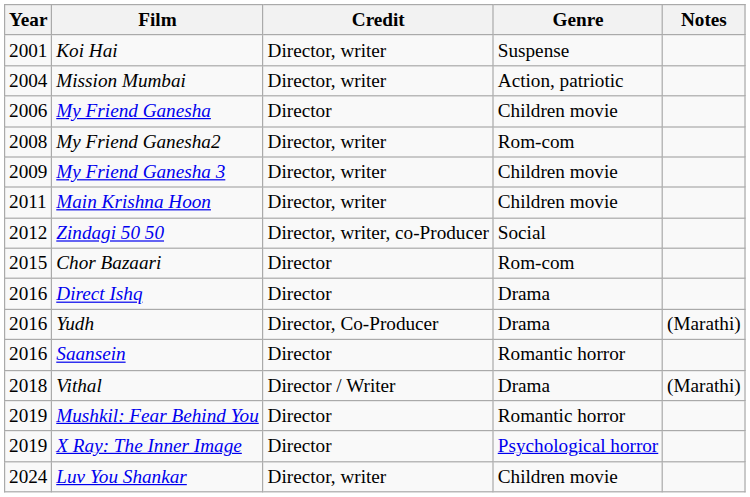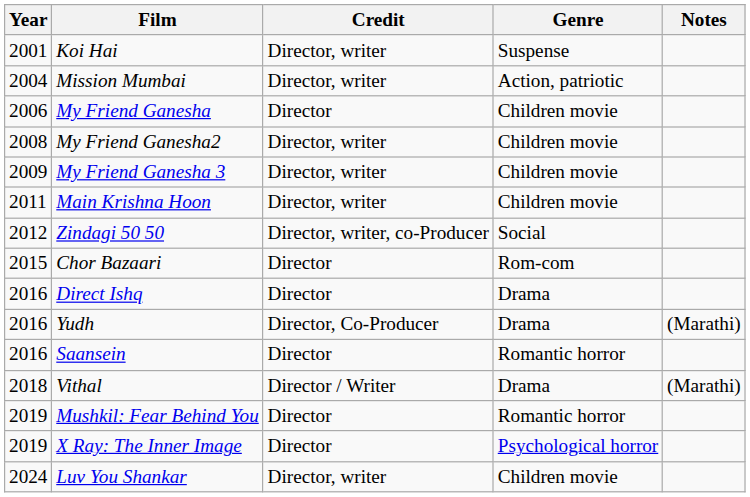(536, 141) Rom-com -> (558, 141) Children movie
